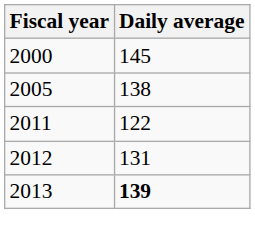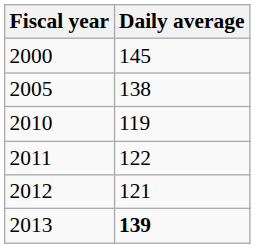+ row: (31, 123)
(135, 157) 131 -> (135, 191) 121
